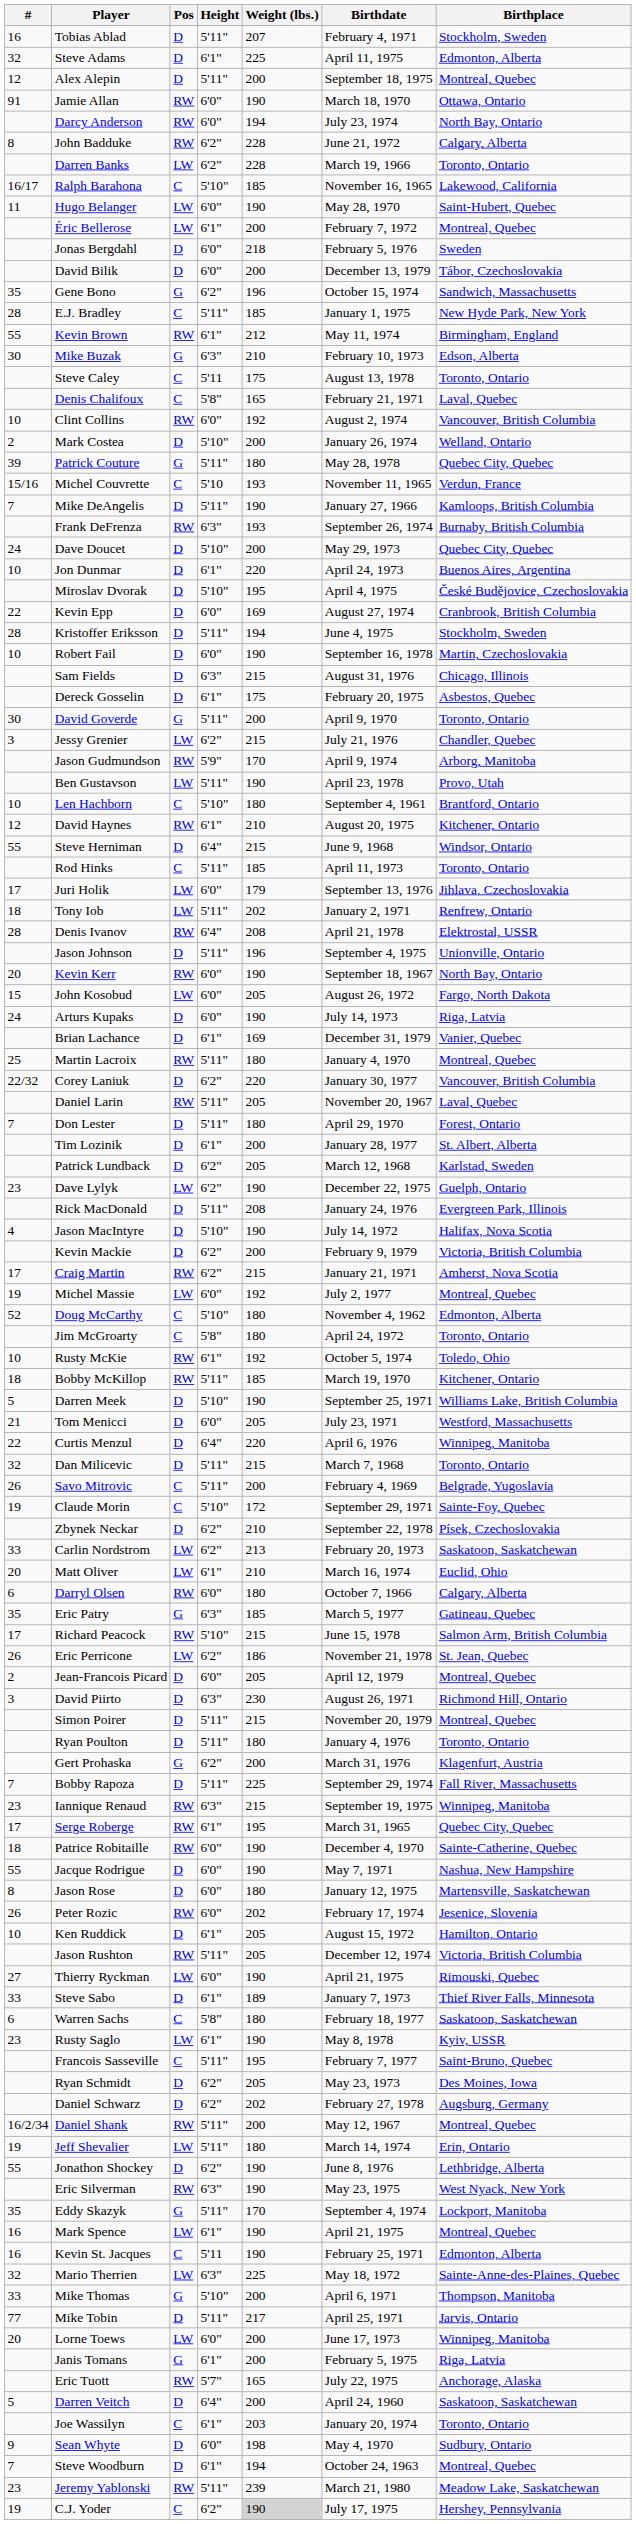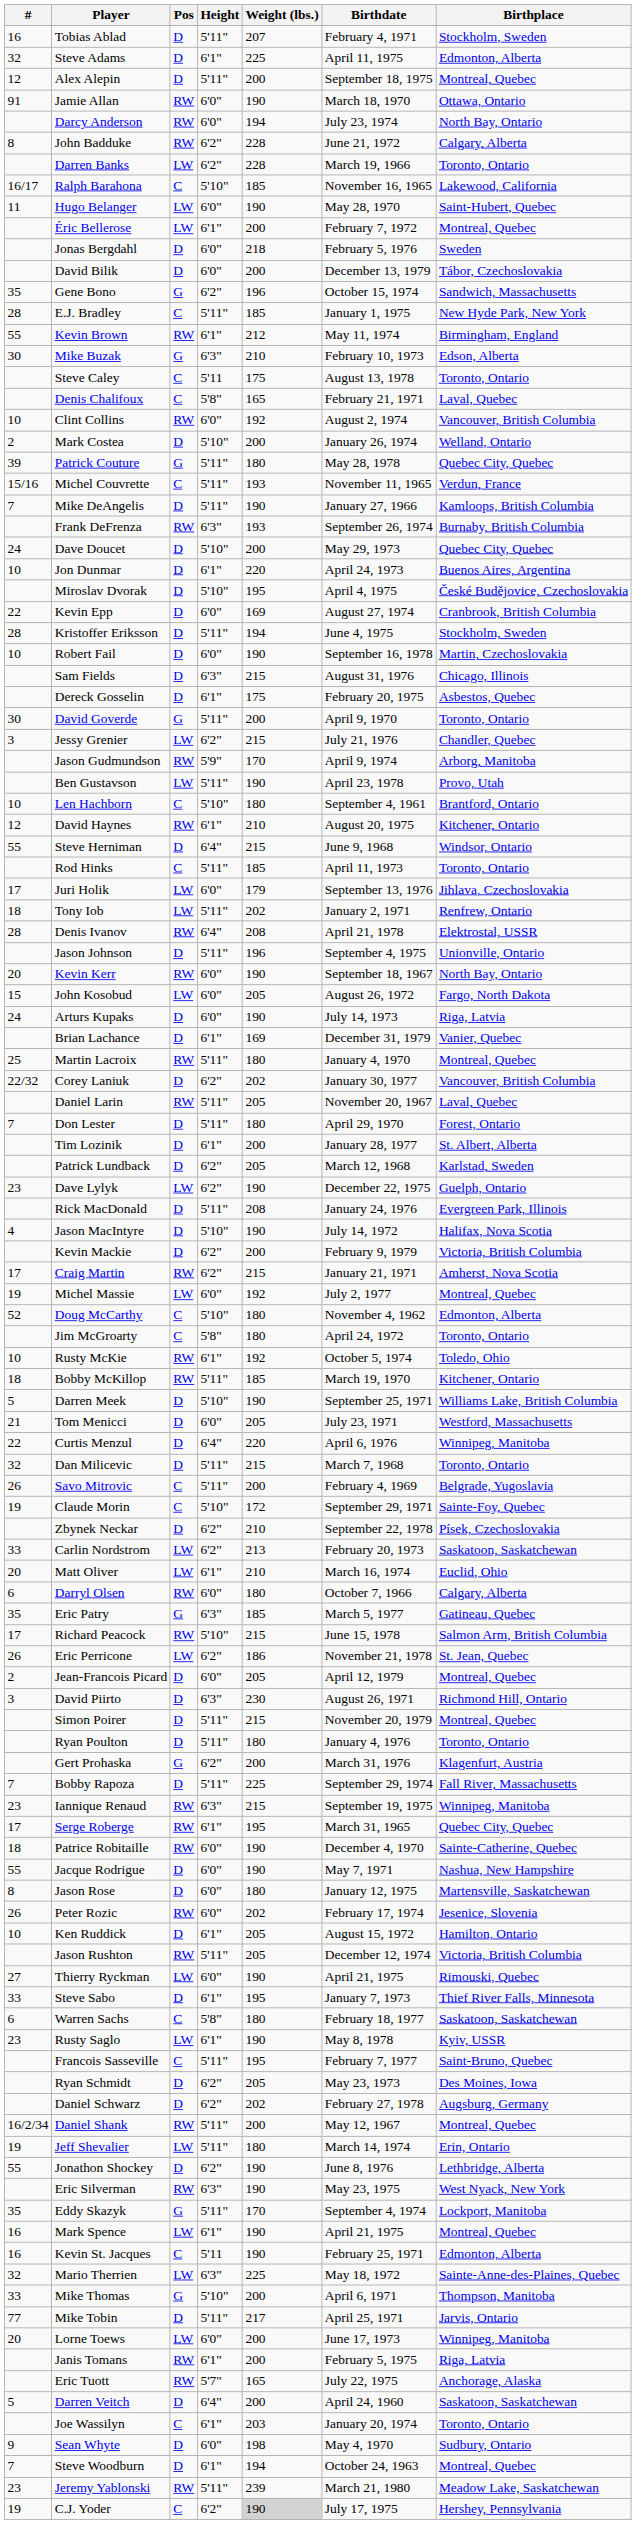(212, 484) 5'10 -> (214, 484) 5'11"
(256, 1080) 220 -> (256, 1080) 202
(256, 1997) 189 -> (256, 1997) 195
(178, 2359) G -> (184, 2359) RW
